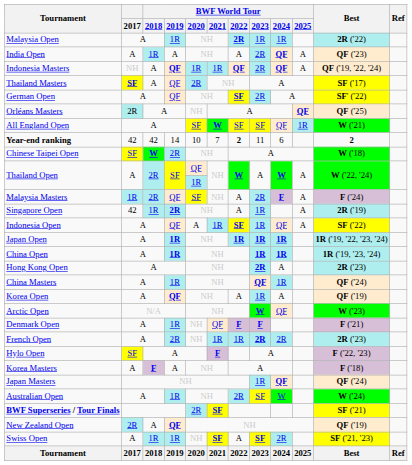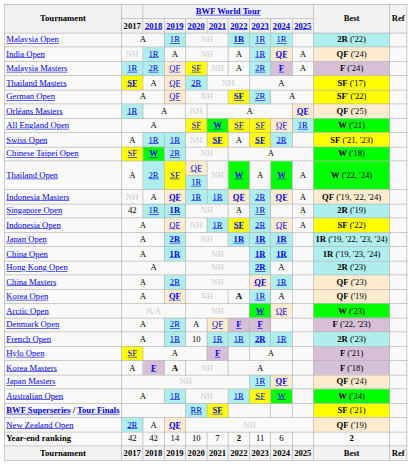(239, 40) 2R -> (239, 40) 1R
(132, 54) A -> (132, 54) NH
(260, 54) 2R -> (260, 54) 1R
(352, 54) QF ('23) -> (352, 54) QF ('24)
rows swapped: (38, 69) <-> (37, 197)
(132, 111) 2R -> (132, 111) 1R
rows swapped: (27, 439) <-> (39, 140)
(175, 211) 2R -> (175, 211) 1R
(196, 225) A -> (196, 225) NH
(260, 225) 1R -> (260, 225) 2R
(175, 240) 1R -> (175, 240) 2R
(175, 282) 1R -> (175, 282) 2R
(352, 282) QF ('24) -> (352, 282) QF ('23)
(239, 297) normal -> (239, 297) bold
(175, 325) 1R -> (175, 325) 2R
(196, 325) NH -> (196, 325) A
(352, 325) F ('21) -> (352, 325) F ('22, '23)
(175, 339) 2R -> (175, 339) 1R
(196, 339) NH -> (196, 339) 10
(281, 339) 2R -> (281, 339) 1R
(352, 354) F ('22, '23) -> (352, 354) F ('21)
(175, 368) normal -> (175, 368) bold
(239, 396) 2R -> (239, 396) 1R
(196, 411) 2R -> (196, 411) RR
